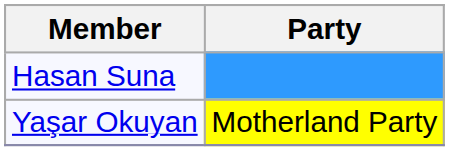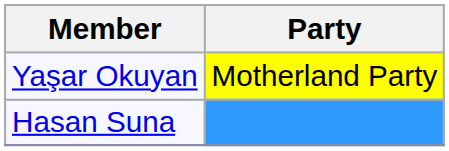rows swapped: (105, 123) <-> (94, 76)
